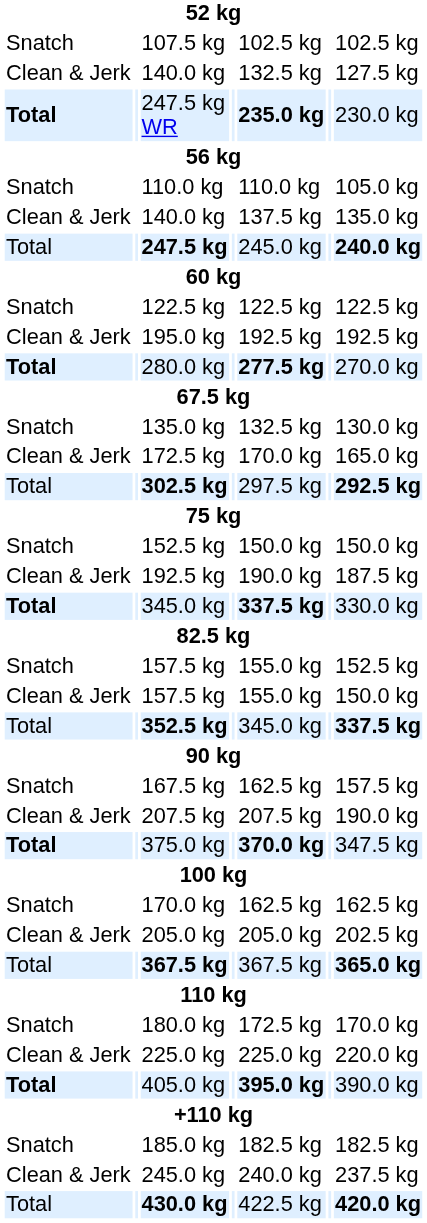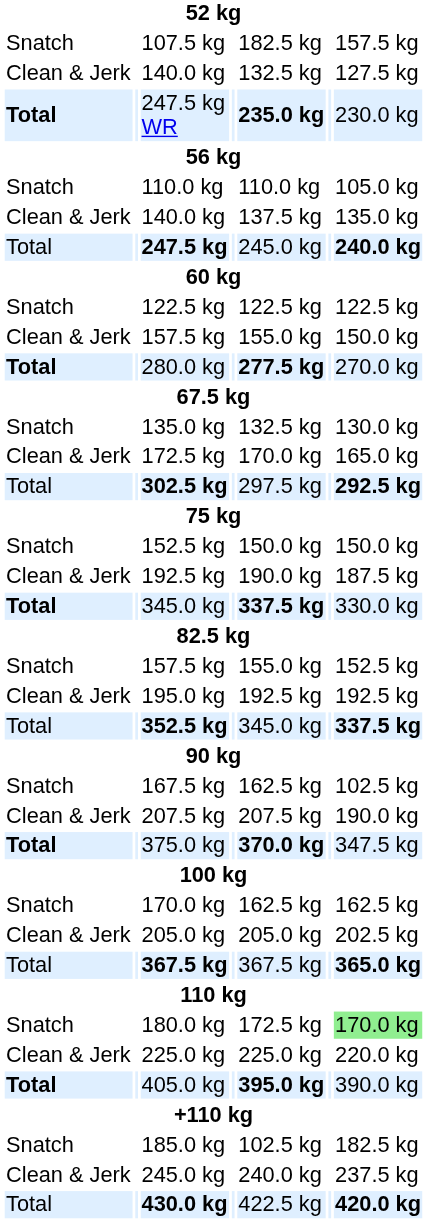(280, 43) 102.5 kg -> (280, 43) 182.5 kg
(377, 43) 102.5 kg -> (377, 43) 157.5 kg
rows swapped: (68, 695) <-> (68, 336)
(377, 785) 157.5 kg -> (377, 785) 102.5 kg
(377, 1024) no background -> (377, 1024) lightgreen background
(280, 1144) 182.5 kg -> (280, 1144) 102.5 kg
